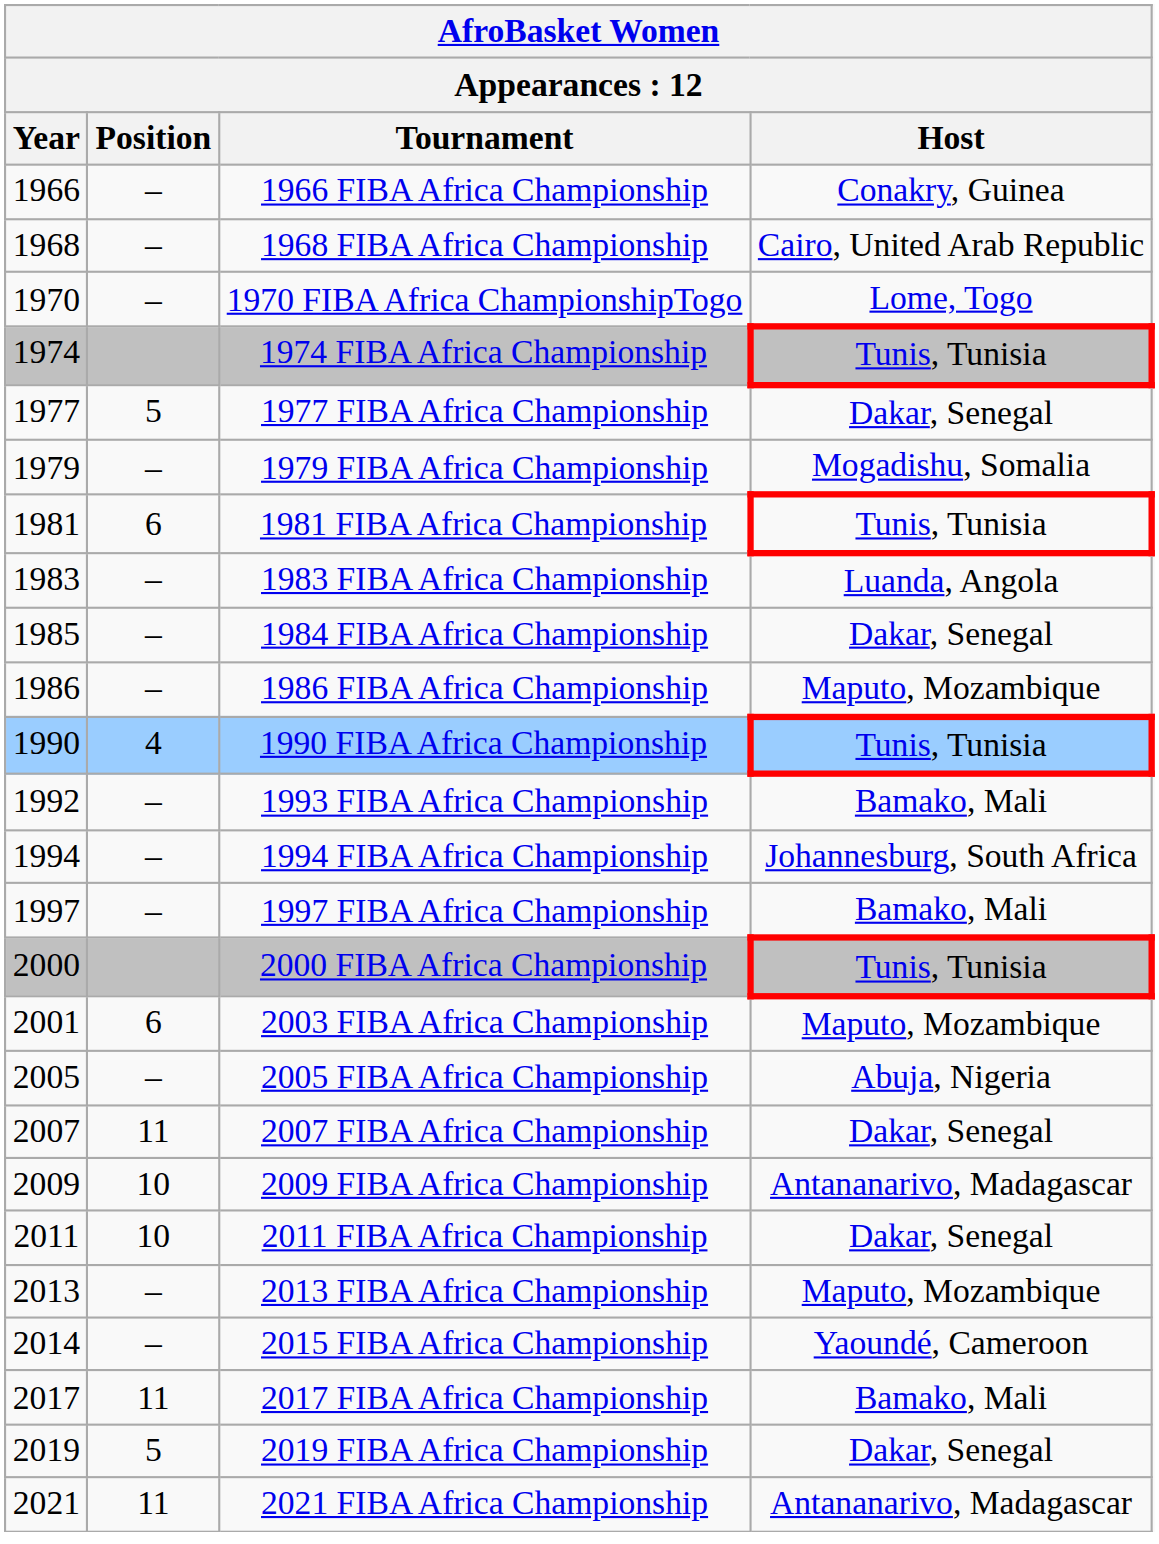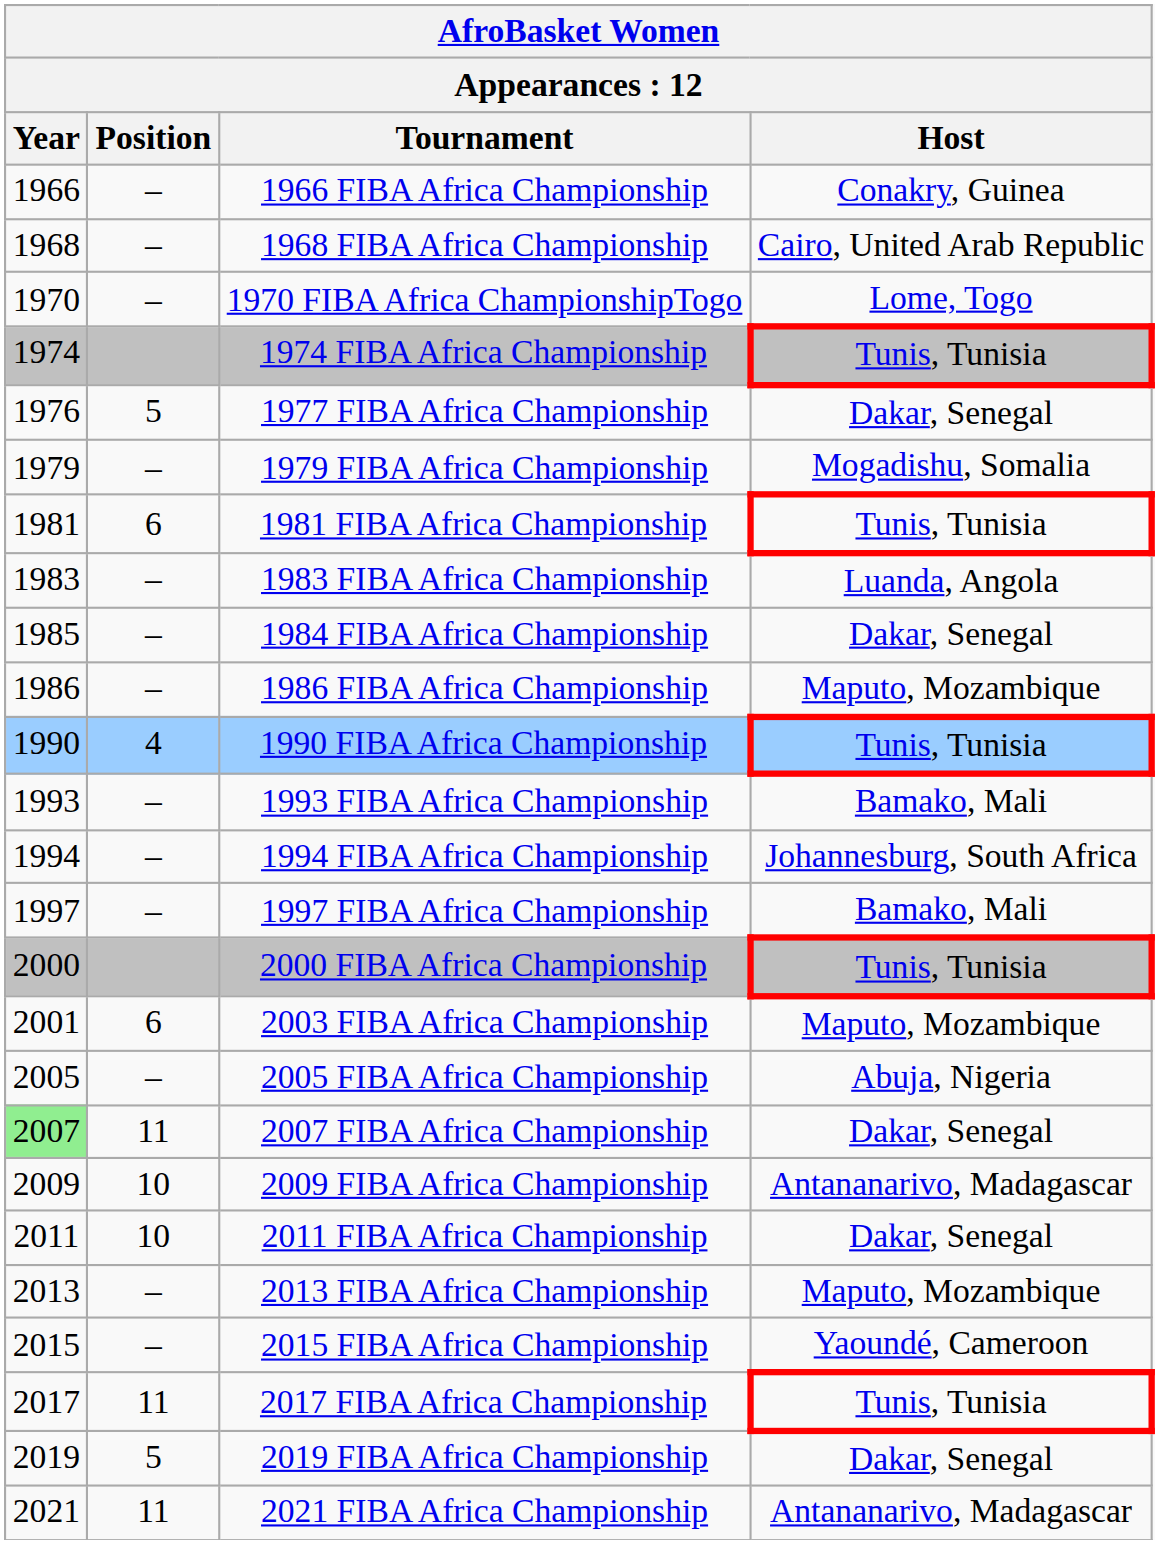(46, 411) 1977 -> (46, 411) 1976
(46, 801) 1992 -> (46, 801) 1993
(46, 1130) no background -> (46, 1130) lightgreen background
(46, 1343) 2014 -> (46, 1344) 2015
(951, 1396) Bamako, Mali -> (951, 1401) Tunis, Tunisia
